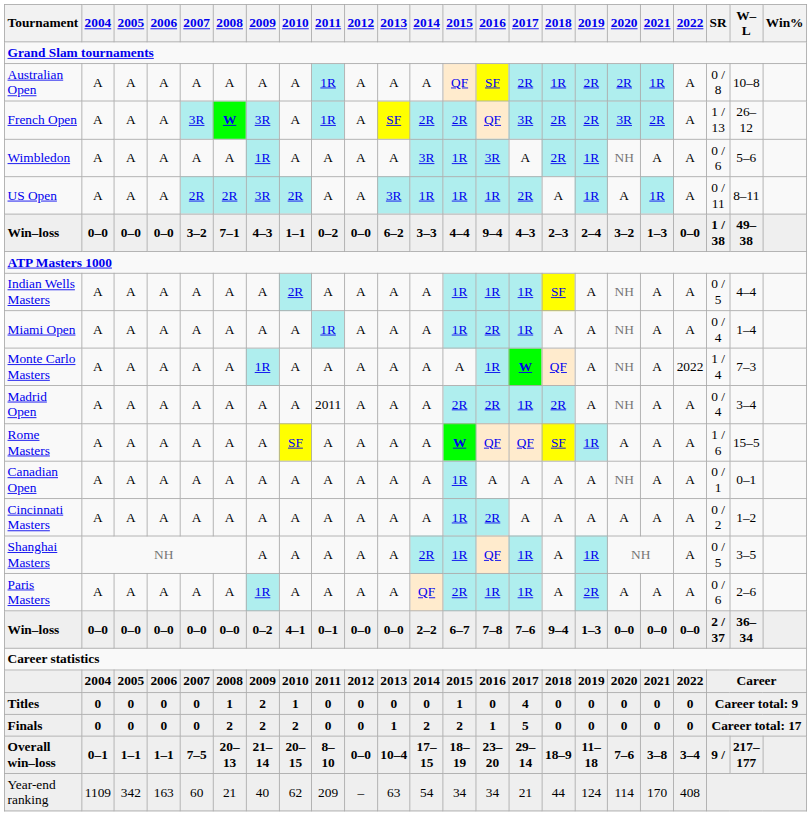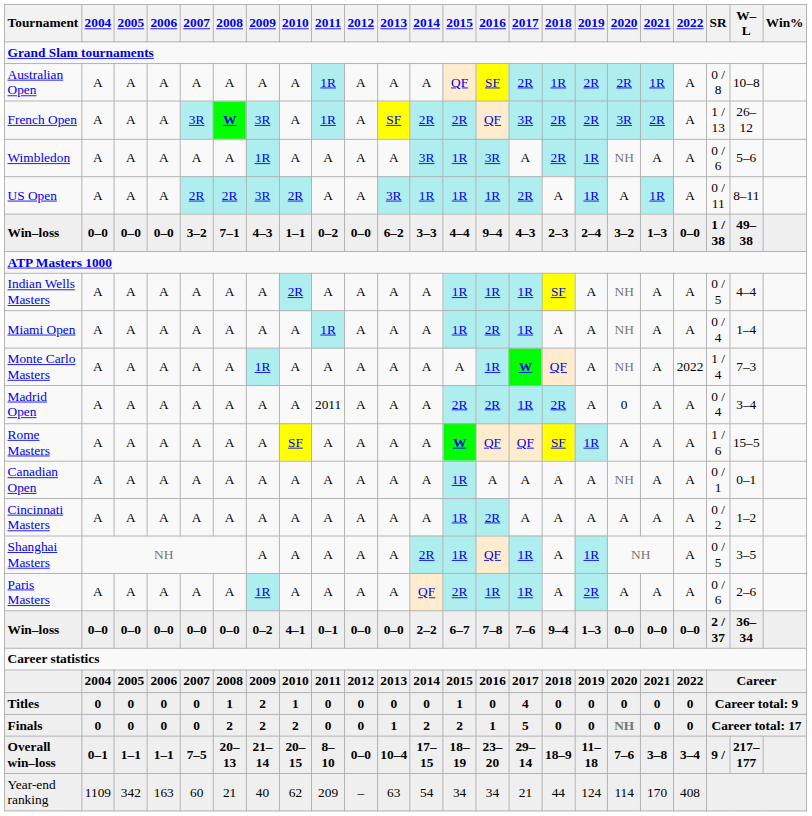(624, 405) NH -> (624, 405) 0
(624, 725) 0 -> (624, 725) NH
